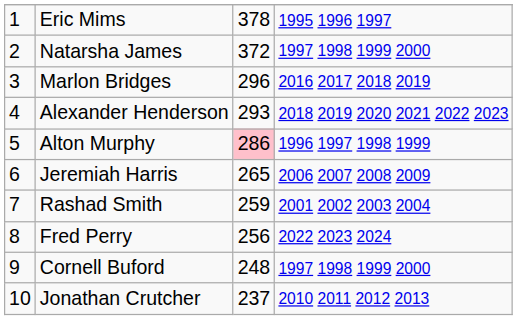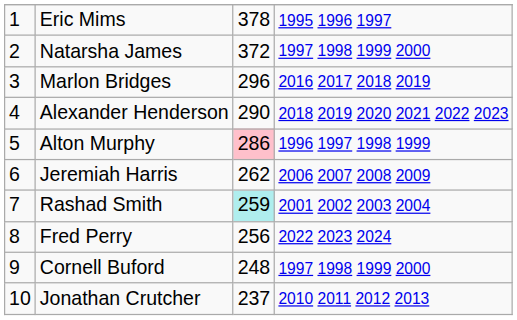(254, 112) 293 -> (254, 112) 290
(254, 174) 265 -> (254, 174) 262
(254, 205) no background -> (254, 205) paleturquoise background
